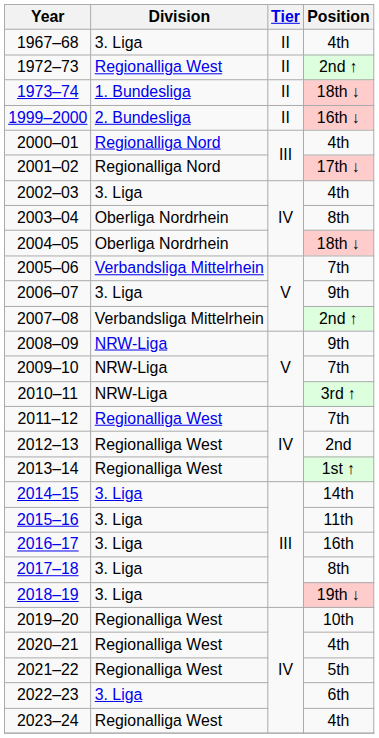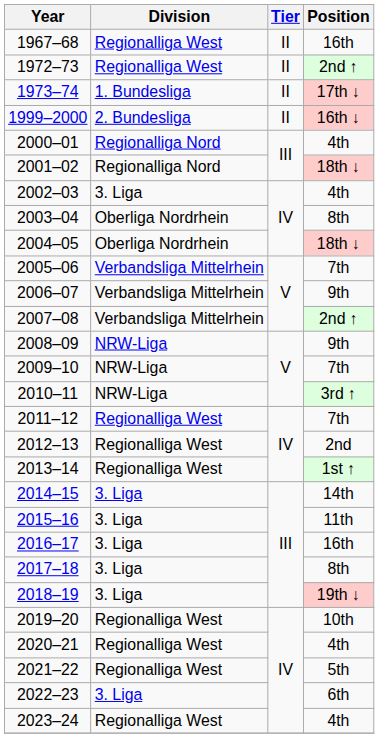(119, 42) 3. Liga -> (158, 42) Regionalliga West
(338, 42) 4th -> (338, 42) 16th
(338, 92) 18th ↓ -> (338, 92) 17th ↓
(338, 167) 17th ↓ -> (338, 167) 18th ↓
(119, 293) 3. Liga -> (179, 293) Verbandsliga Mittelrhein
